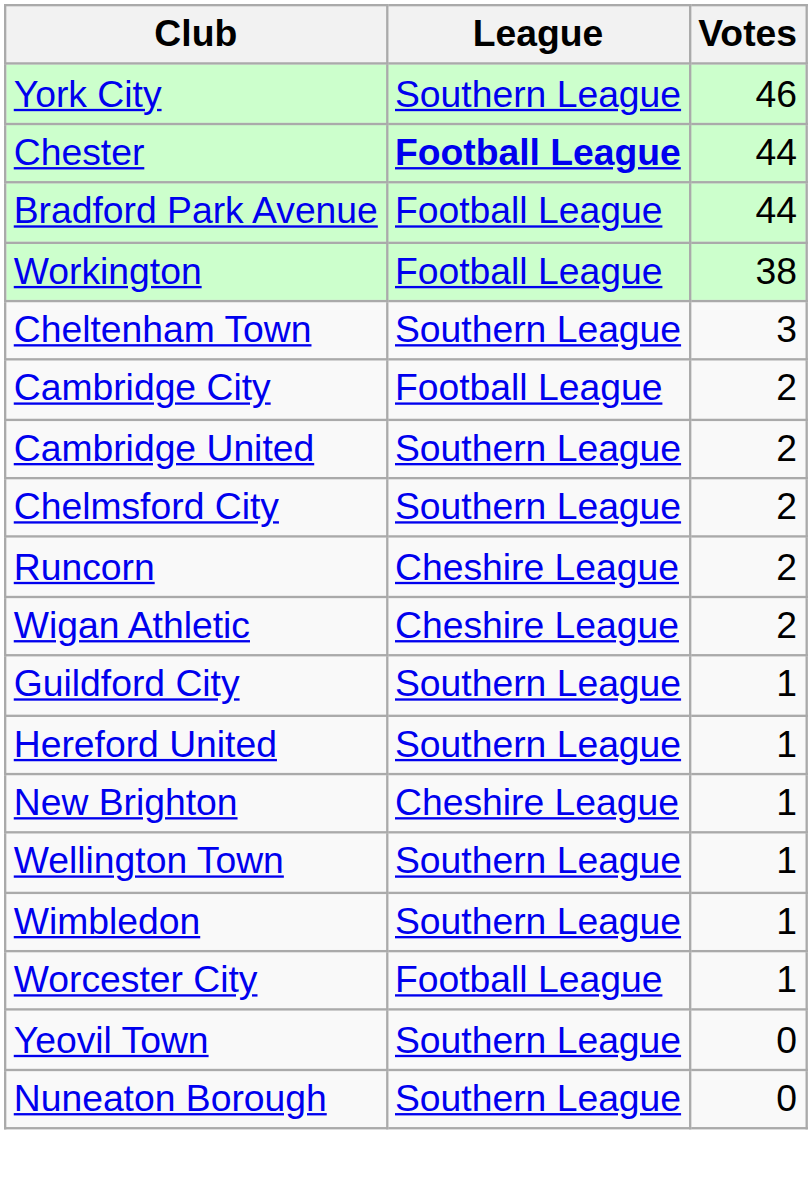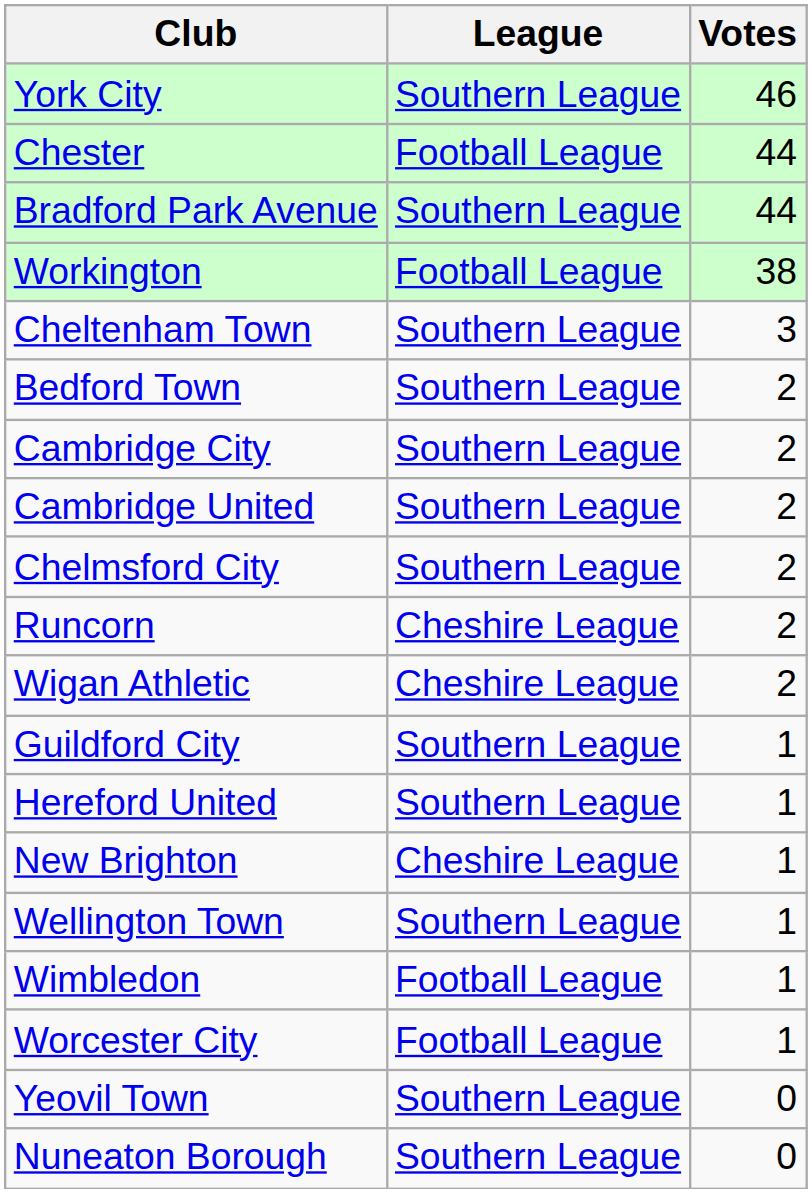(538, 152) bold -> (529, 152) normal
(529, 211) Football League -> (538, 211) Southern League
+ row: (127, 388)
(529, 388) Football League -> (538, 447) Southern League
(538, 920) Southern League -> (529, 980) Football League
